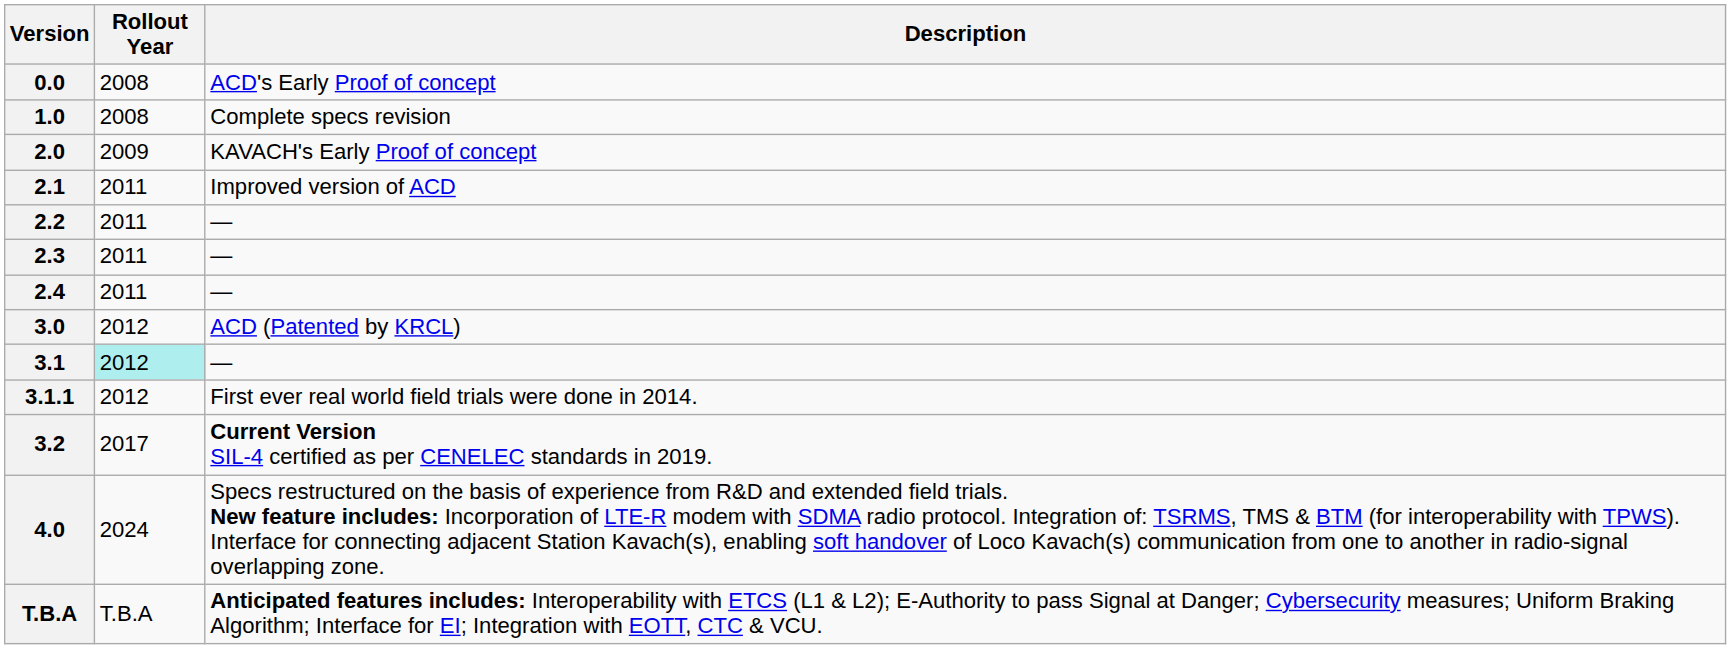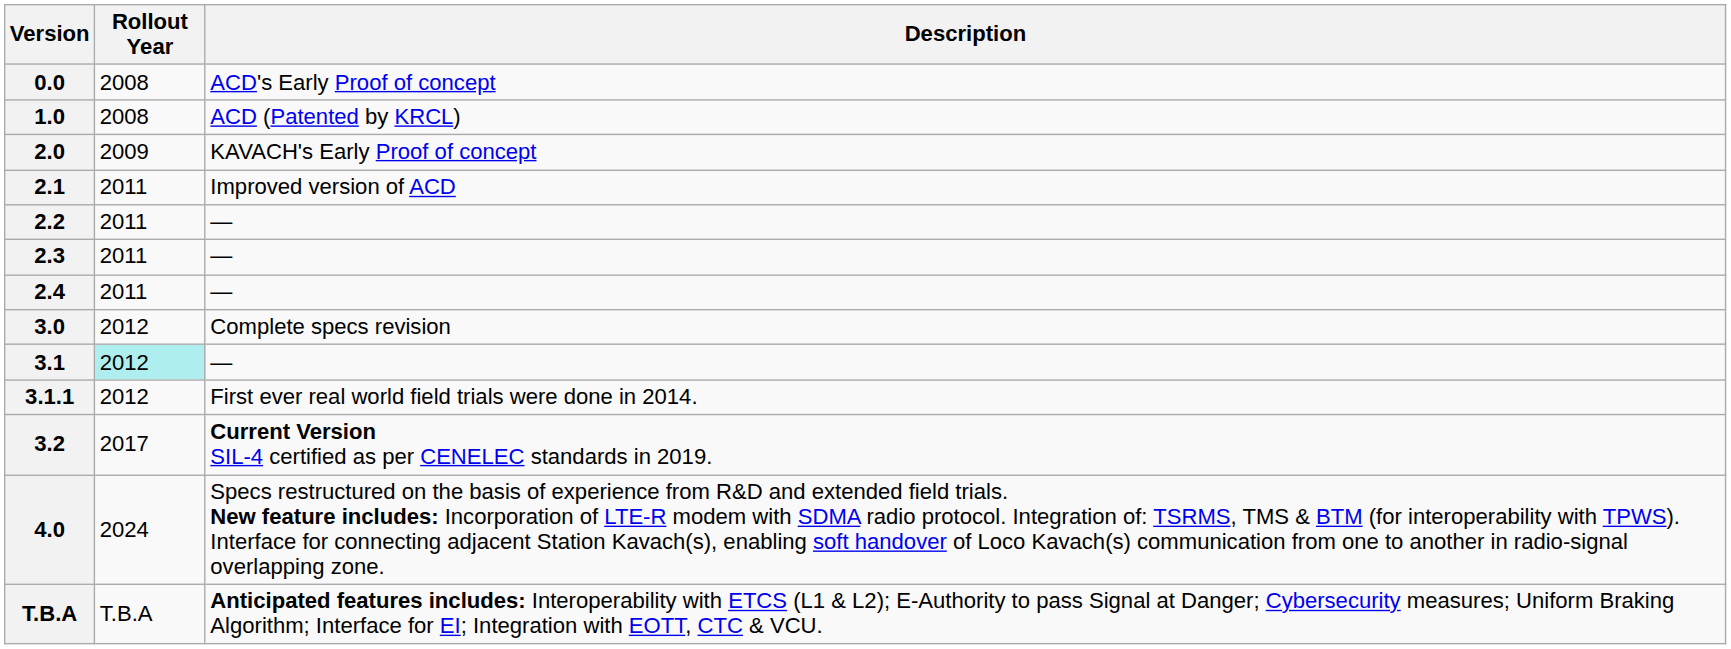(331, 116) Complete specs revision -> (336, 116) ACD (Patented by KRCL)
(336, 326) ACD (Patented by KRCL) -> (331, 326) Complete specs revision
